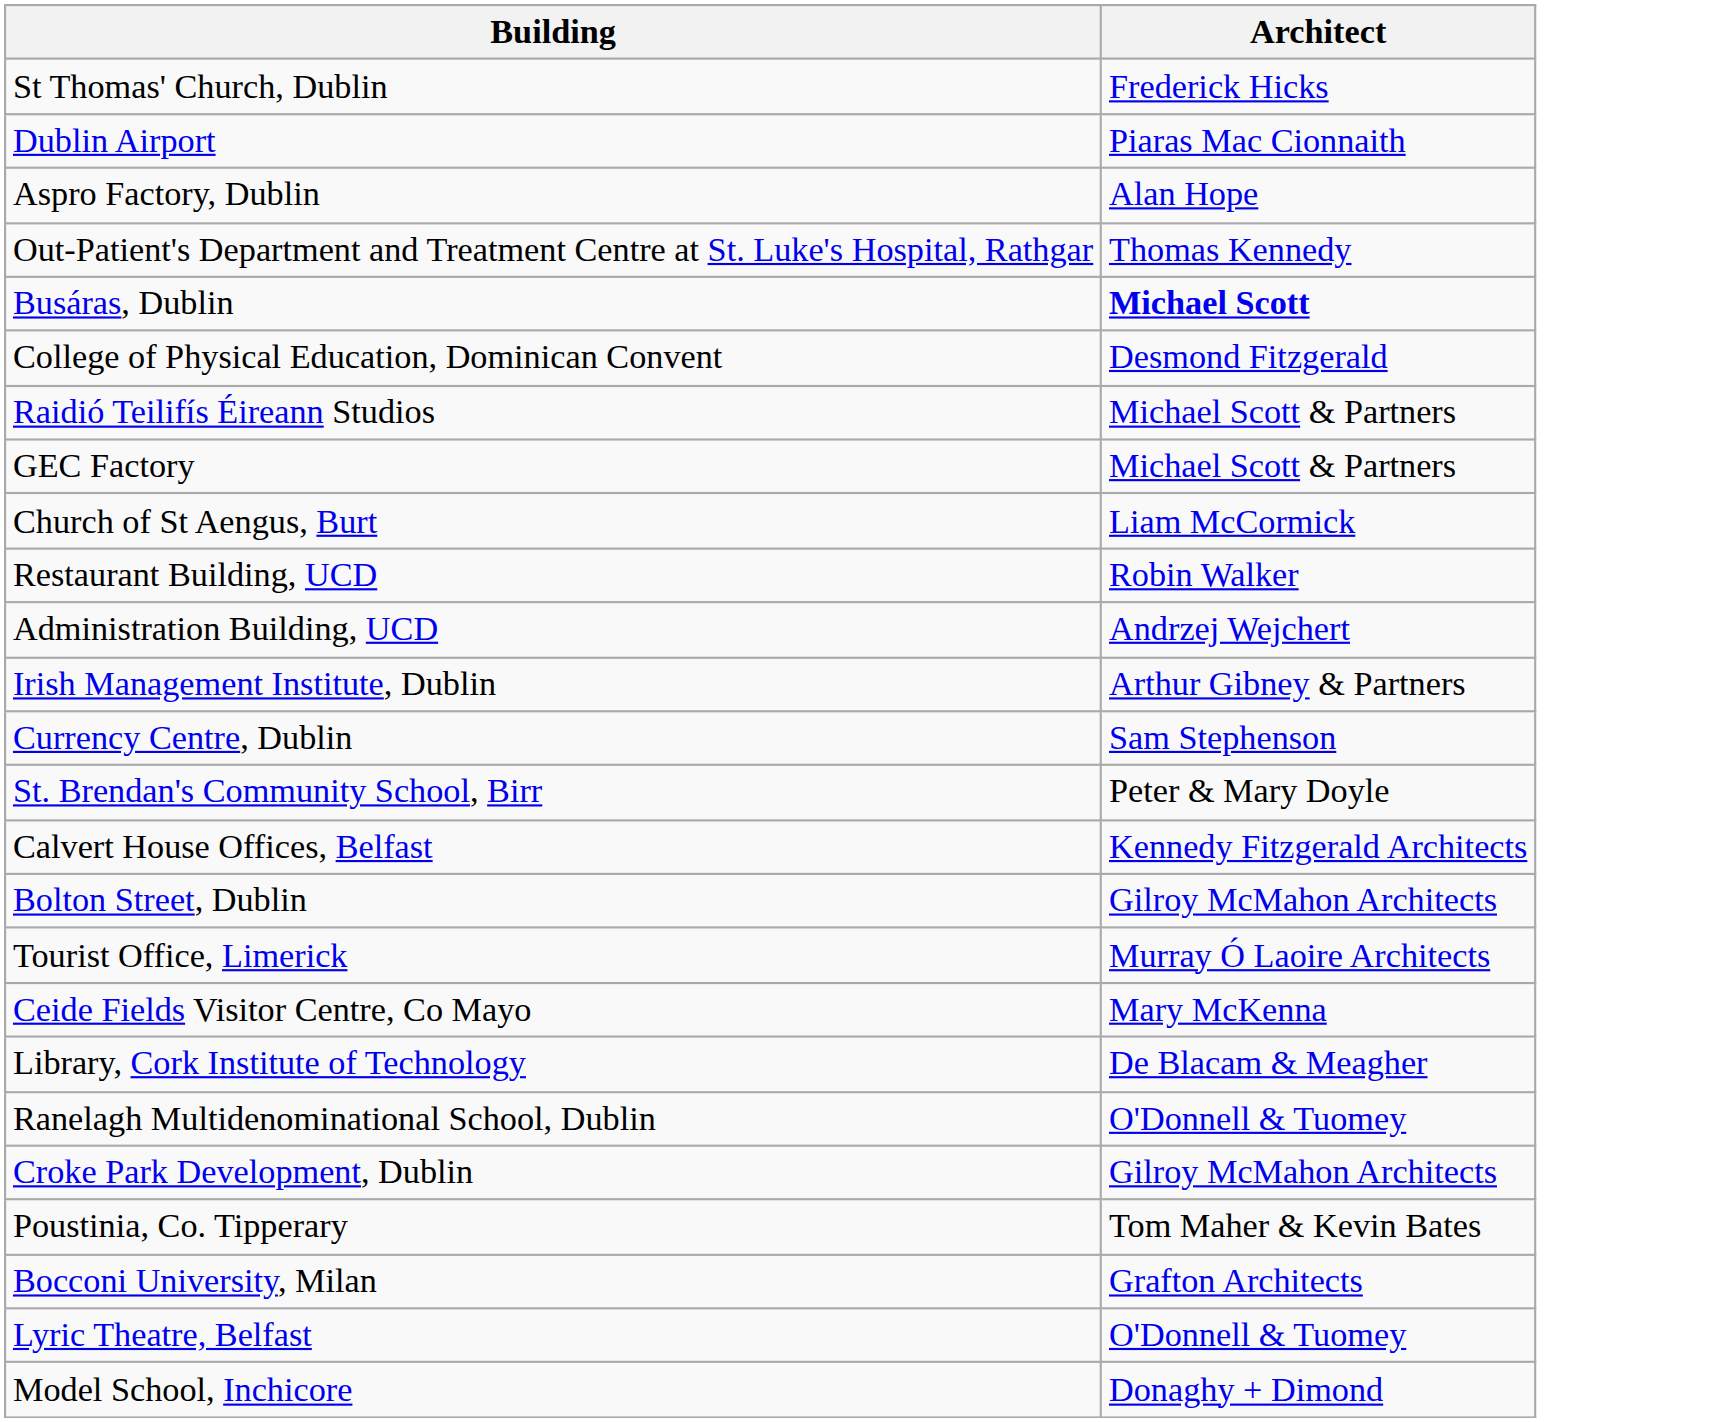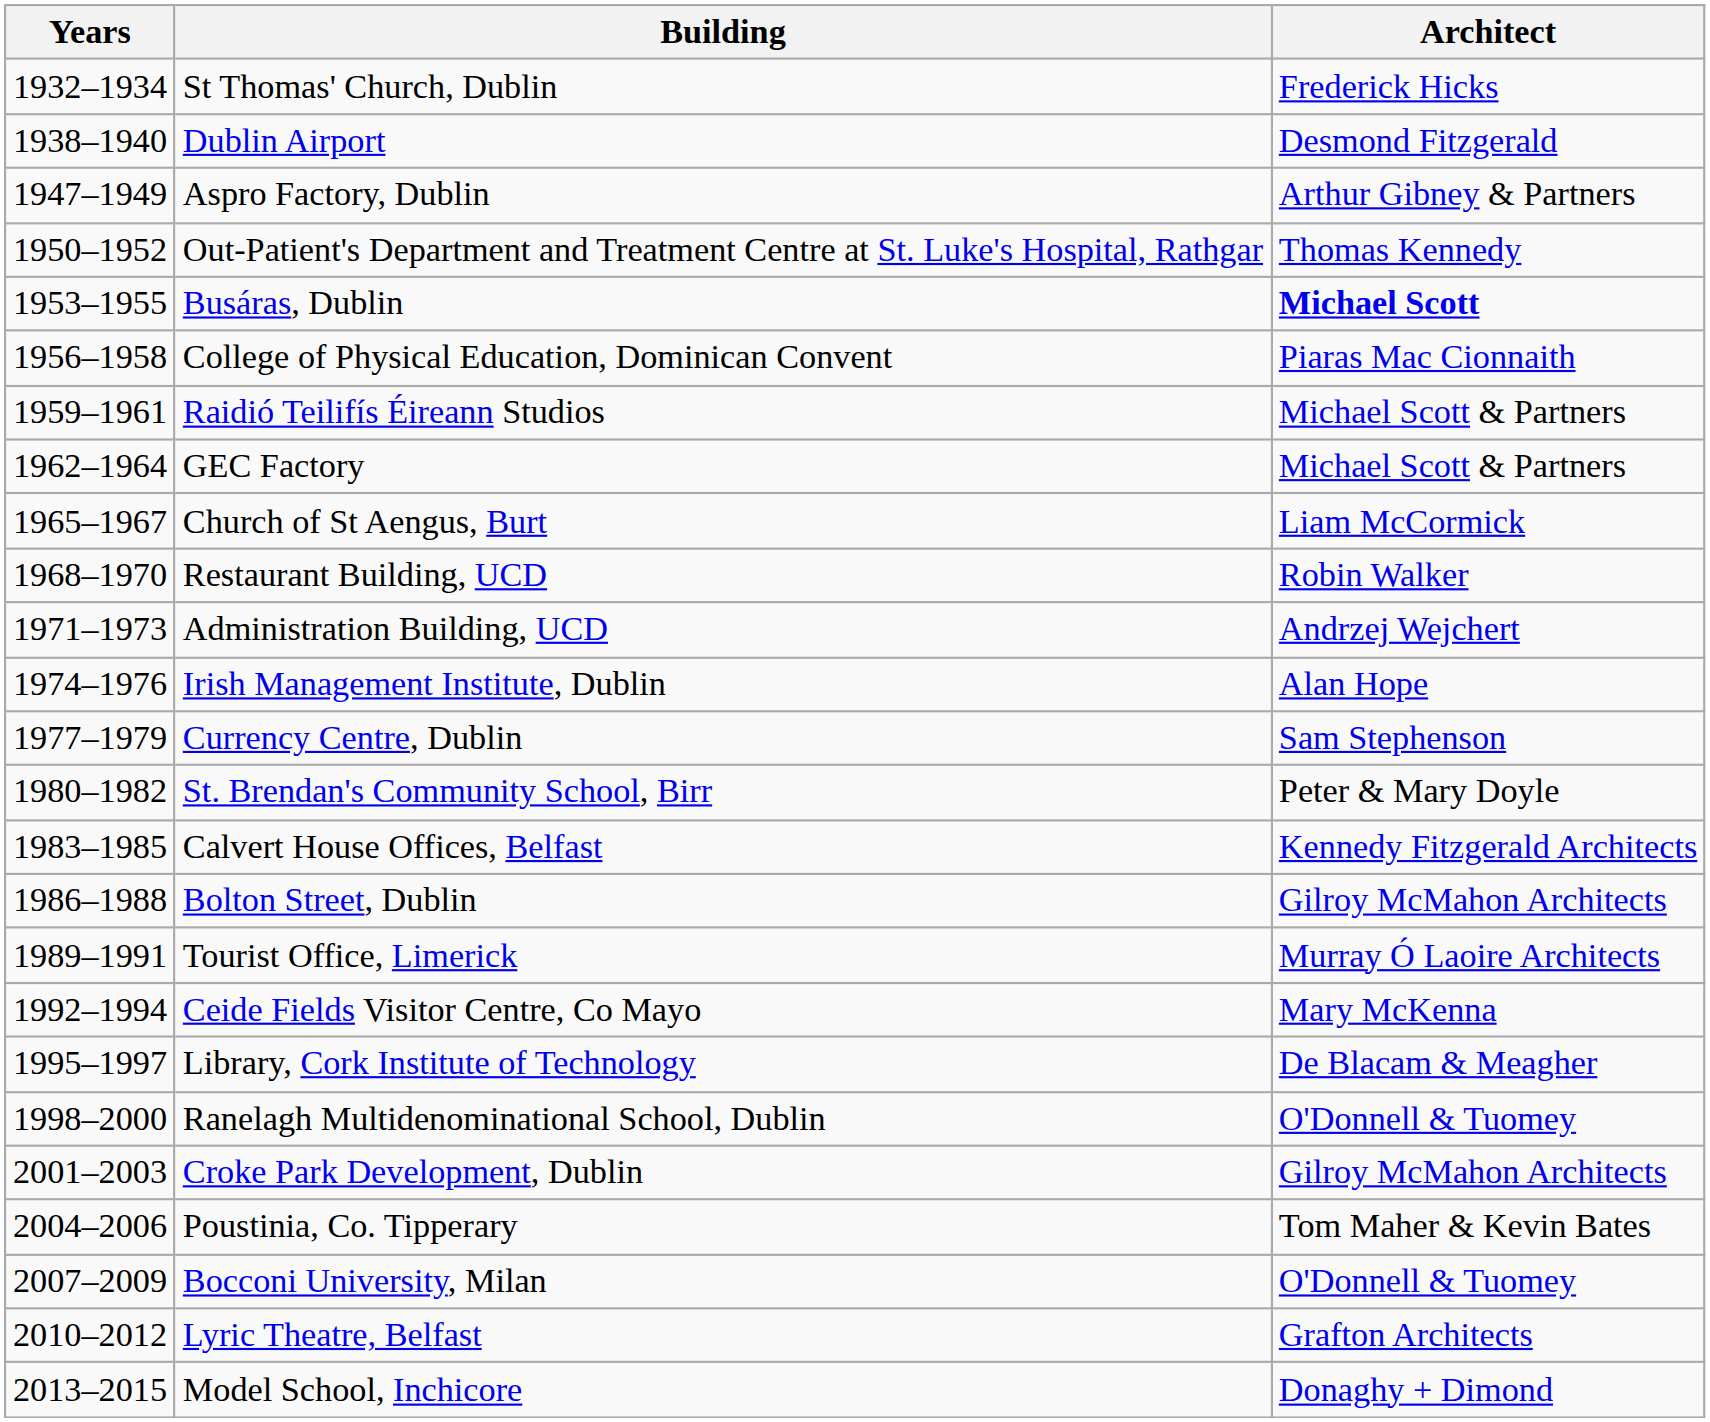+ column: (90, 31)
(1257, 140) Piaras Mac Cionnaith -> (1418, 140) Desmond Fitzgerald
(1184, 194) Alan Hope -> (1457, 194) Arthur Gibney & Partners
(1248, 357) Desmond Fitzgerald -> (1427, 357) Piaras Mac Cionnaith
(1287, 683) Arthur Gibney & Partners -> (1354, 683) Alan Hope
(1236, 1280) Grafton Architects -> (1428, 1280) O'Donnell & Tuomey
(1258, 1334) O'Donnell & Tuomey -> (1406, 1334) Grafton Architects
